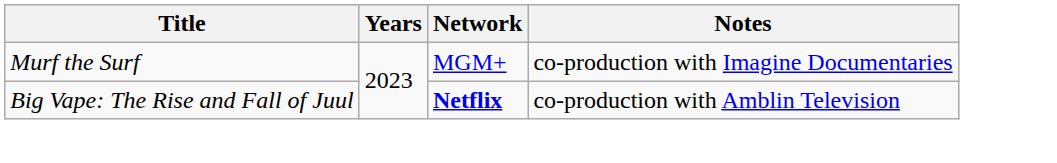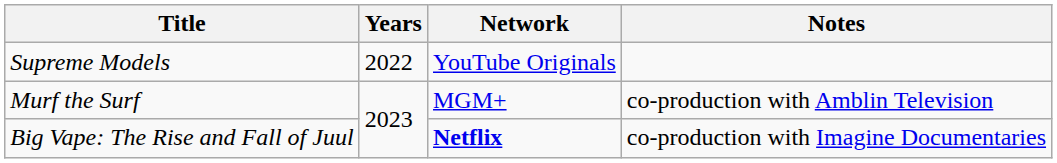+ row: (90, 61)
(743, 61) co-production with Imagine Documentaries -> (810, 99) co-production with Amblin Television
(717, 99) co-production with Amblin Television -> (836, 137) co-production with Imagine Documentaries
